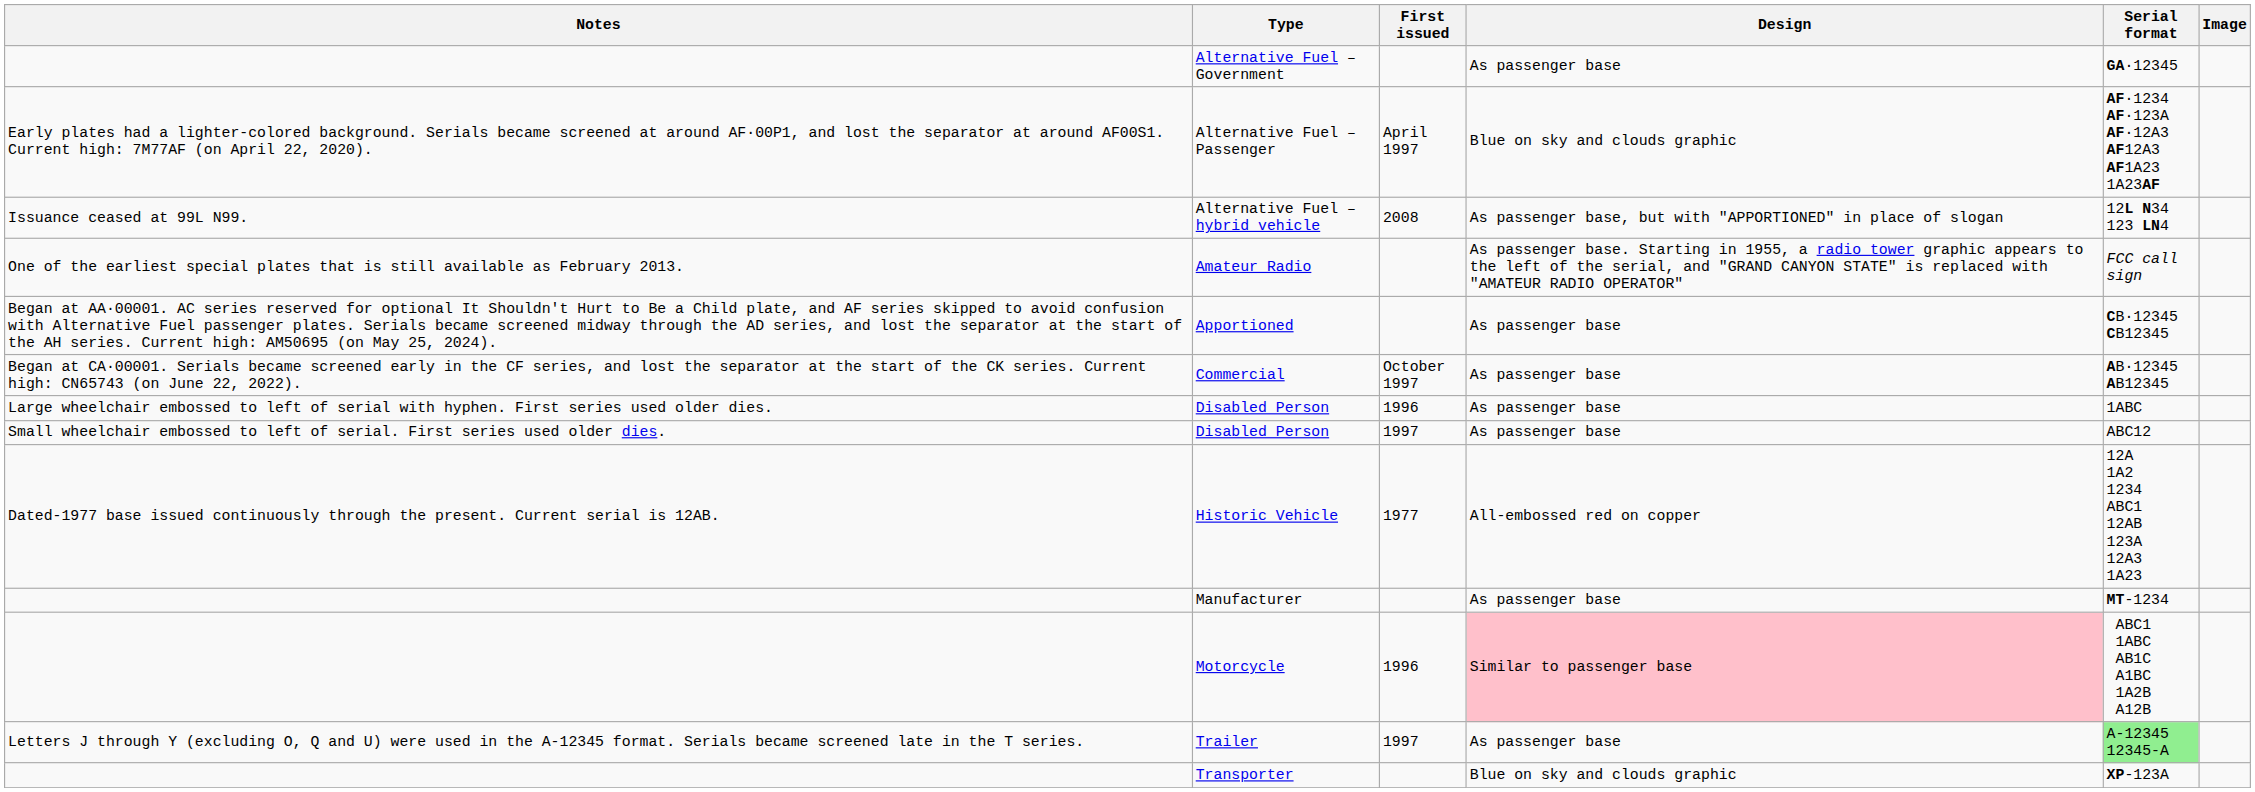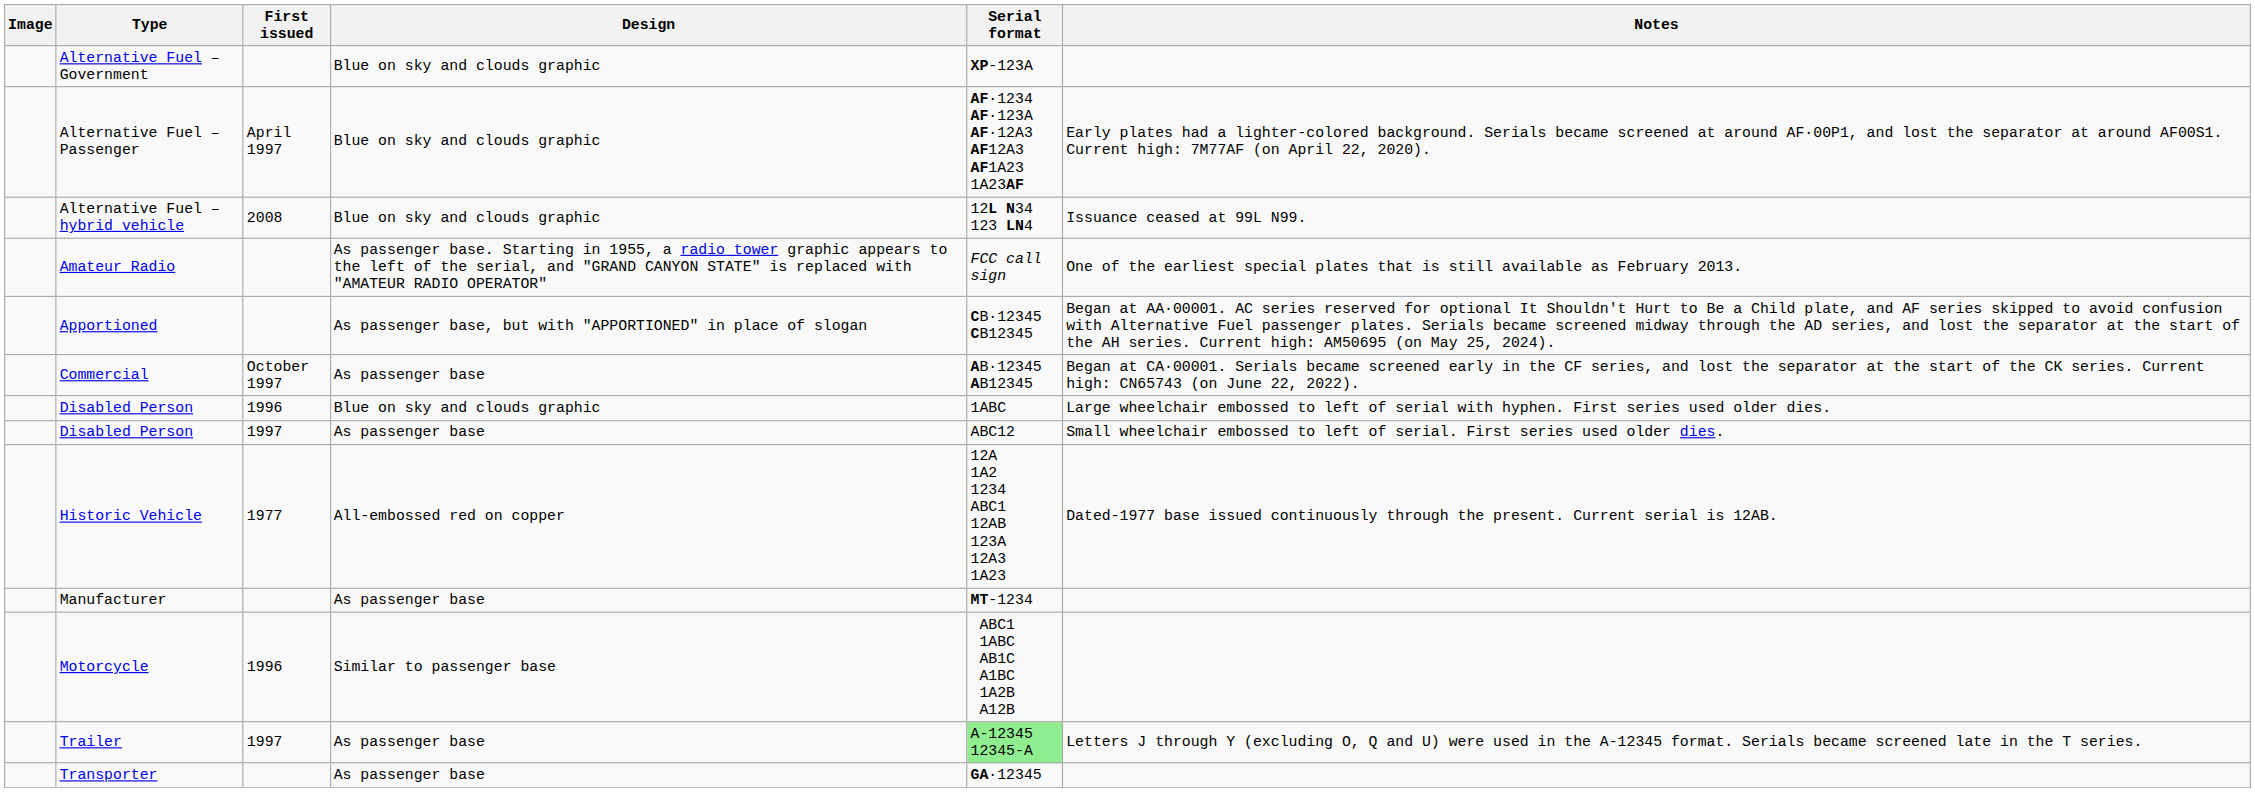columns swapped: (2225, 25) <-> (598, 25)
(1545, 66) As passenger base -> (467, 66) Blue on sky and clouds graphic
(2142, 66) GA·12345 -> (1002, 66) XP-123A
(1737, 217) As passenger base, but with "APPORTIONED" in place of slogan -> (467, 217) Blue on sky and clouds graphic
(1545, 326) As passenger base -> (600, 326) As passenger base, but with "APPORTIONED" in place of slogan
(1545, 408) As passenger base -> (467, 408) Blue on sky and clouds graphic
(1581, 667) pink background -> (445, 667) no background
(1603, 775) Blue on sky and clouds graphic -> (409, 775) As passenger base
(2138, 775) XP-123A -> (1006, 775) GA·12345
